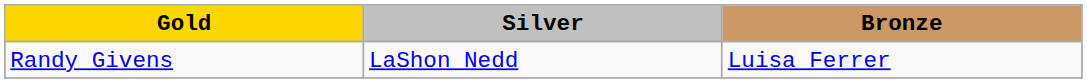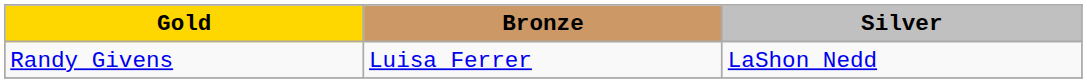columns swapped: (543, 23) <-> (902, 23)
